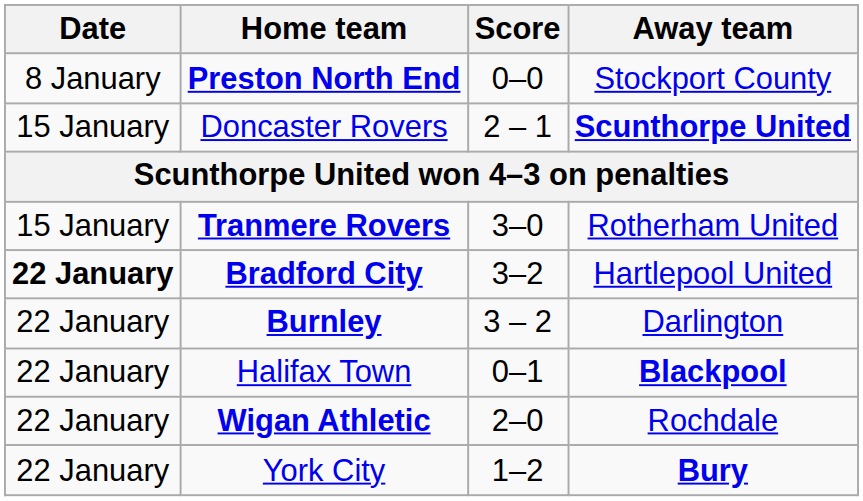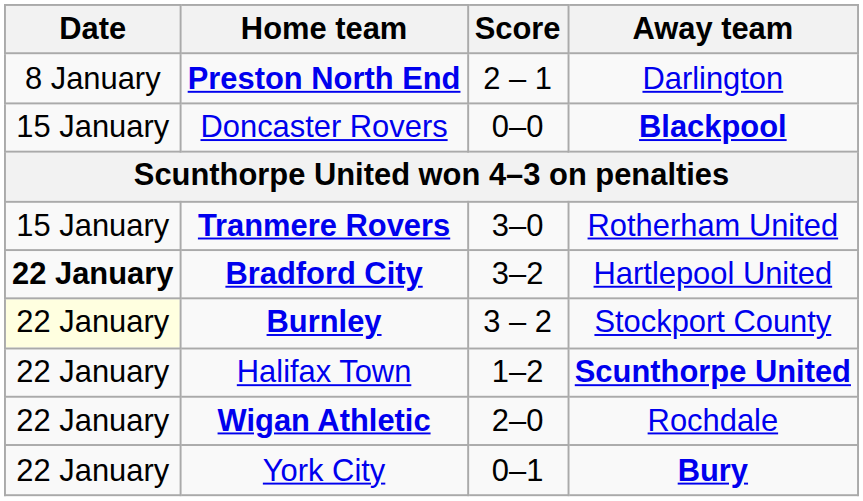(518, 77) 0–0 -> (518, 77) 2 – 1
(713, 77) Stockport County -> (713, 77) Darlington
(518, 126) 2 – 1 -> (518, 126) 0–0
(713, 126) Scunthorpe United -> (713, 126) Blackpool
(93, 322) no background -> (93, 322) lightyellow background
(713, 322) Darlington -> (713, 322) Stockport County
(518, 371) 0–1 -> (518, 371) 1–2
(713, 371) Blackpool -> (713, 371) Scunthorpe United
(518, 469) 1–2 -> (518, 469) 0–1
